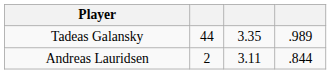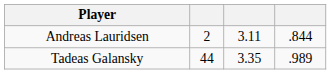rows swapped: (97, 36) <-> (97, 58)
